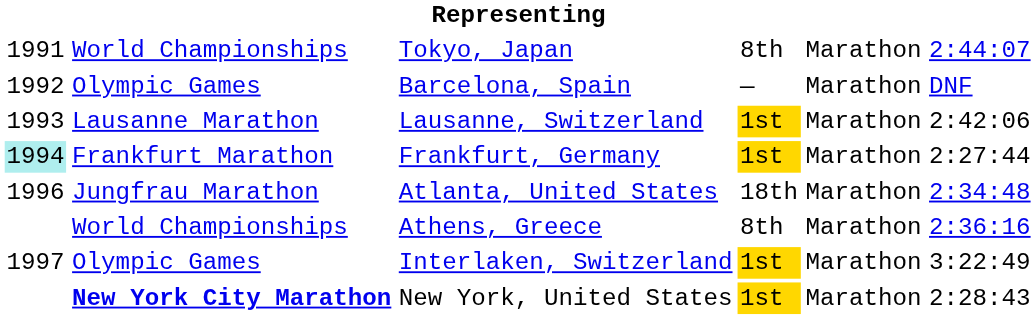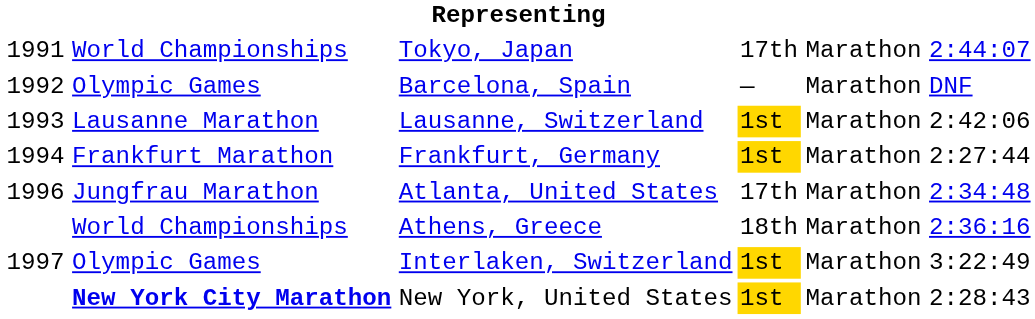(762, 51) 8th -> (769, 51) 17th
(36, 157) paleturquoise background -> (36, 157) no background
(769, 192) 18th -> (769, 192) 17th
(762, 228) 8th -> (769, 228) 18th
